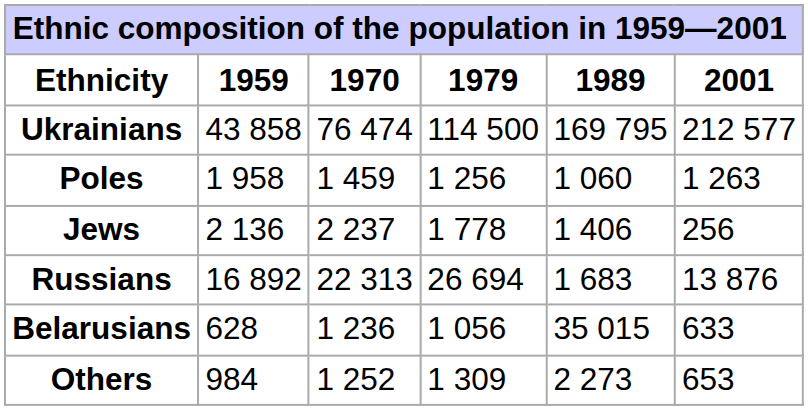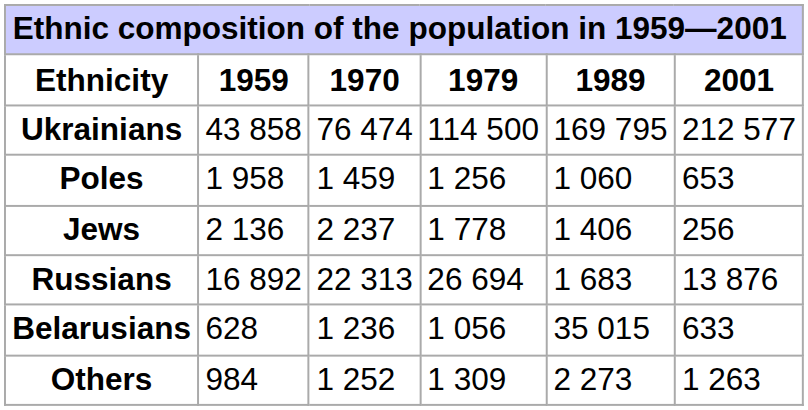(721, 179) 1 263 -> (708, 179) 653
(708, 379) 653 -> (721, 379) 1 263
